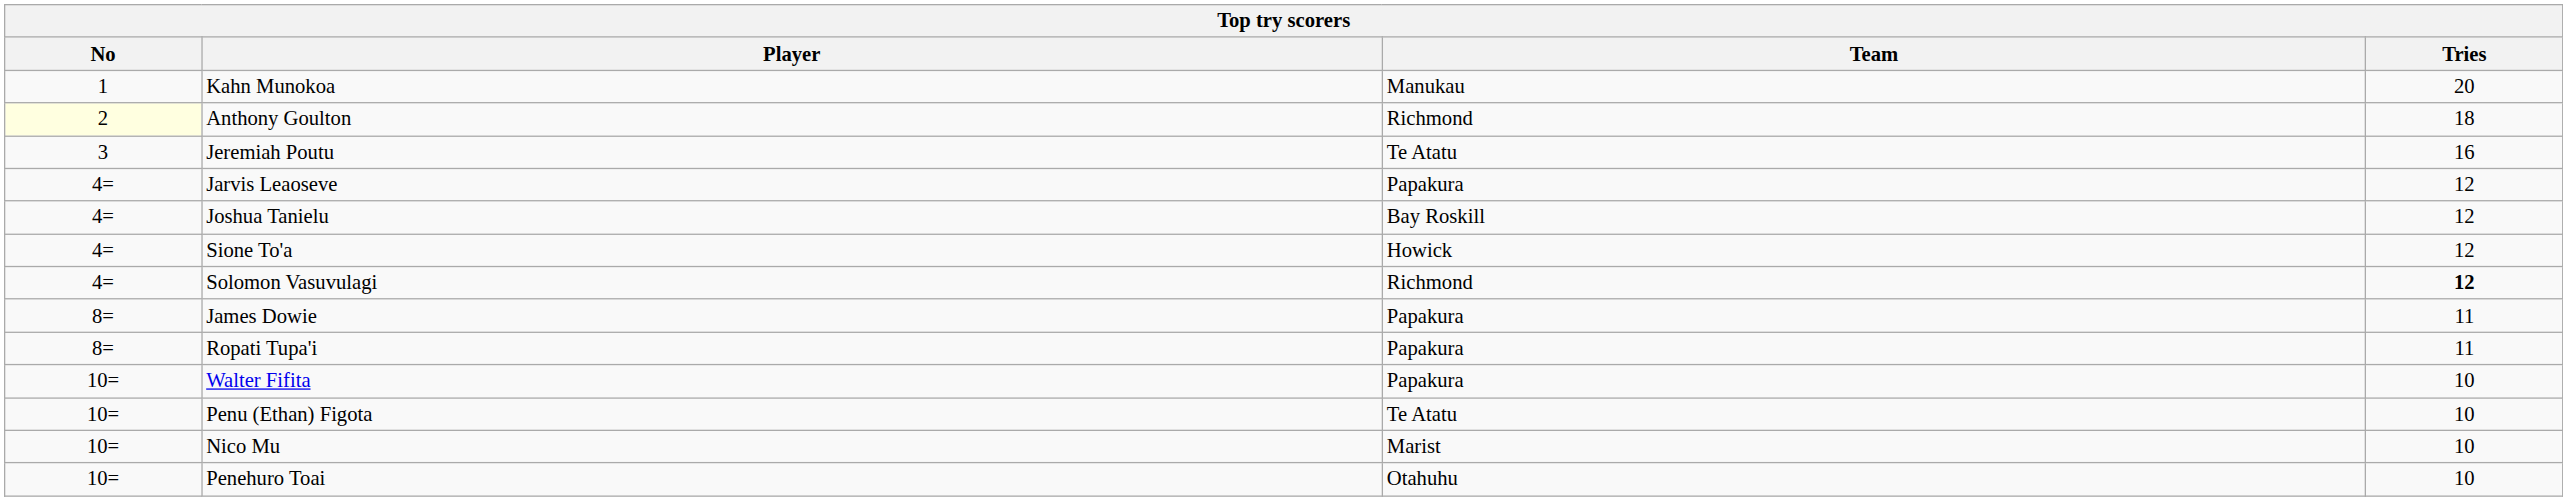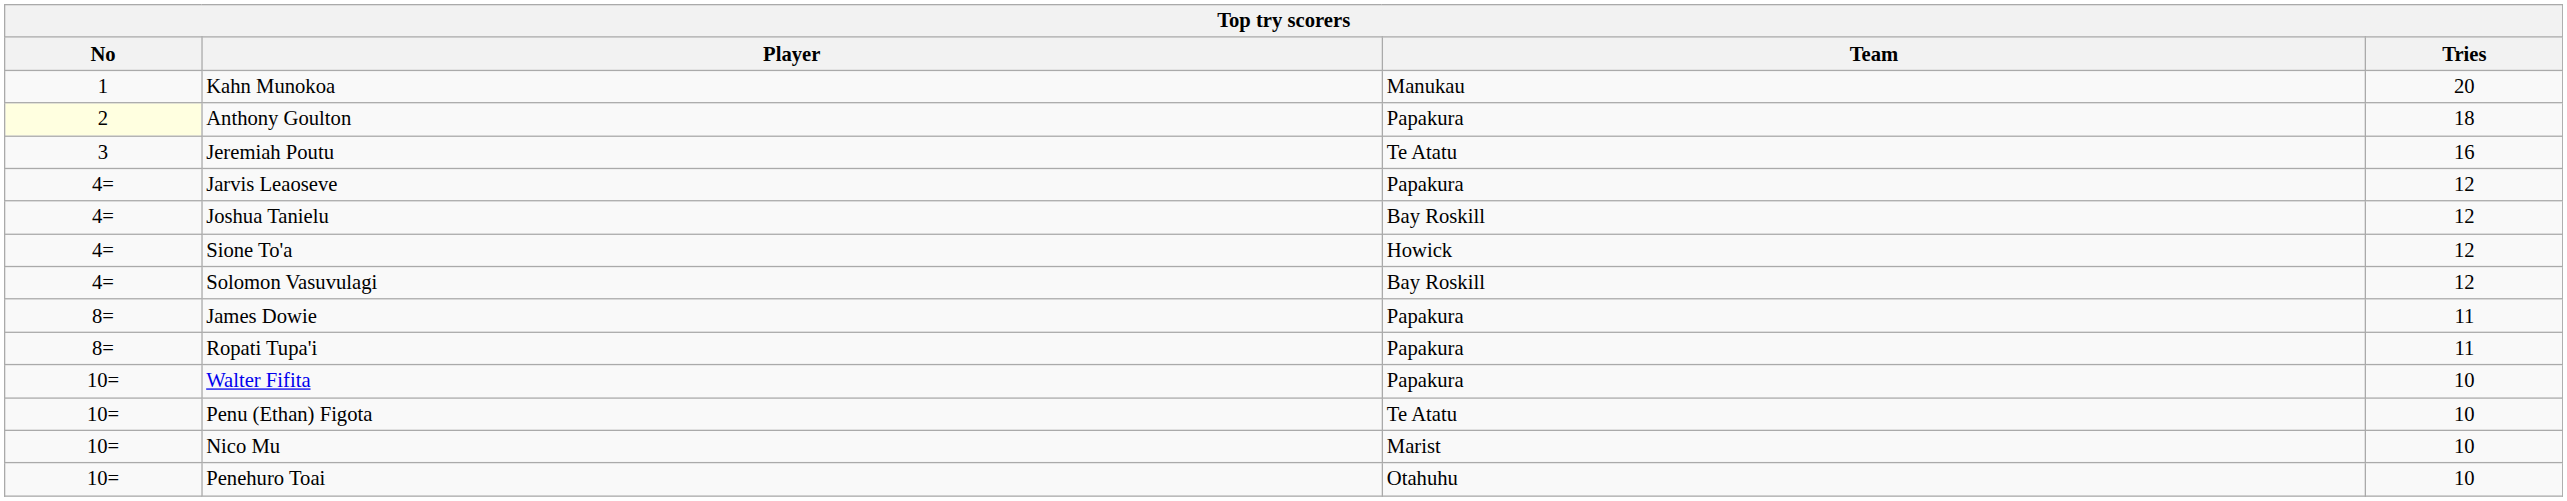(1430, 119) Richmond -> (1425, 119) Papakura
(1430, 282) Richmond -> (1436, 282) Bay Roskill
(2464, 282) bold -> (2464, 282) normal
